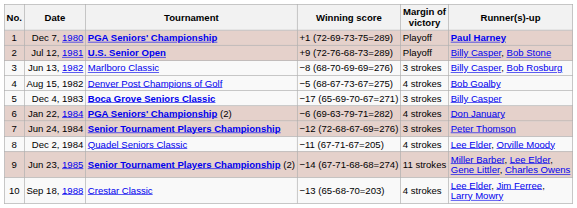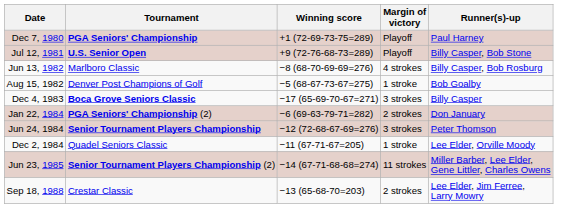- column: (14, 17)
(478, 38) bold -> (457, 38) normal
(422, 68) 3 strokes -> (402, 68) 4 strokes
(422, 83) 4 strokes -> (400, 83) 1 stroke
(422, 114) 4 strokes -> (402, 114) 2 strokes
(422, 144) 4 strokes -> (400, 144) 1 stroke
(422, 190) 4 strokes -> (402, 190) 2 strokes
